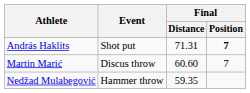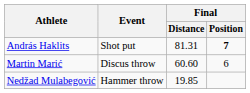(186, 46) 71.31 -> (186, 46) 81.31
(226, 63) 7 -> (226, 63) 6
(186, 80) 59.35 -> (186, 80) 19.85
